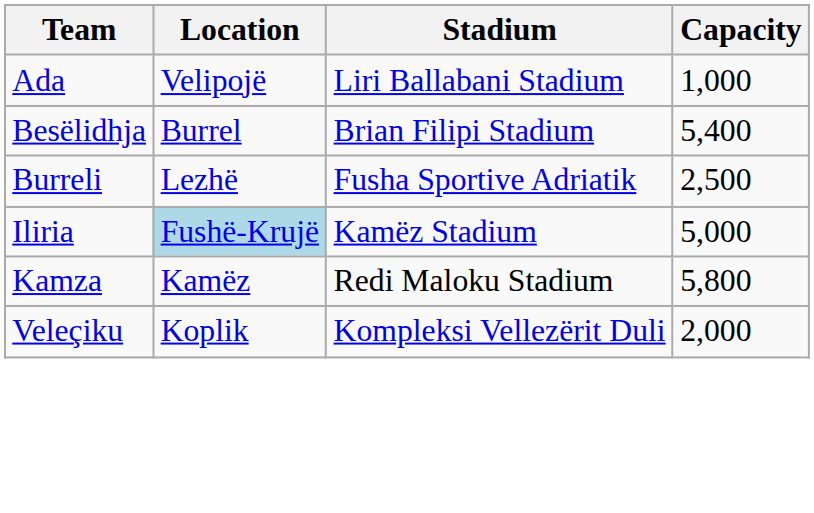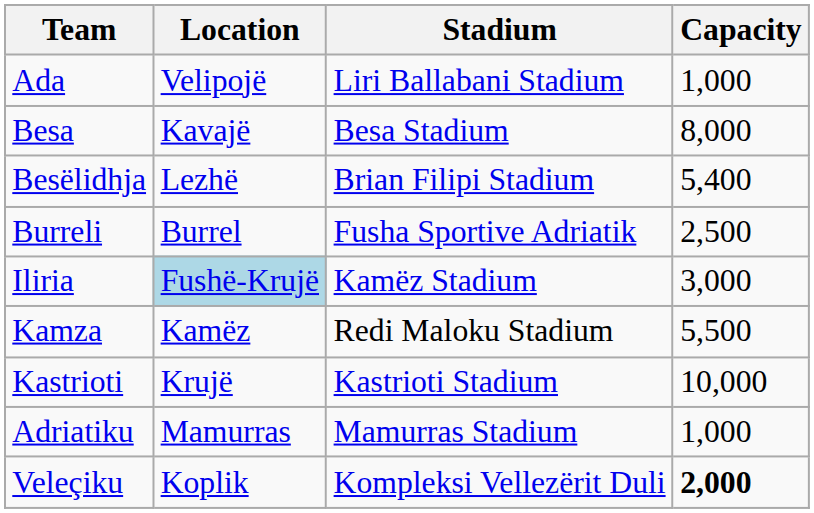+ row: (43, 130)
(201, 130) Burrel -> (199, 180) Lezhë
(199, 180) Lezhë -> (201, 230) Burrel
(716, 230) 5,000 -> (716, 280) 3,000
(716, 280) 5,800 -> (716, 331) 5,500
+ row: (68, 381)
+ row: (73, 431)
(716, 331) normal -> (716, 481) bold
